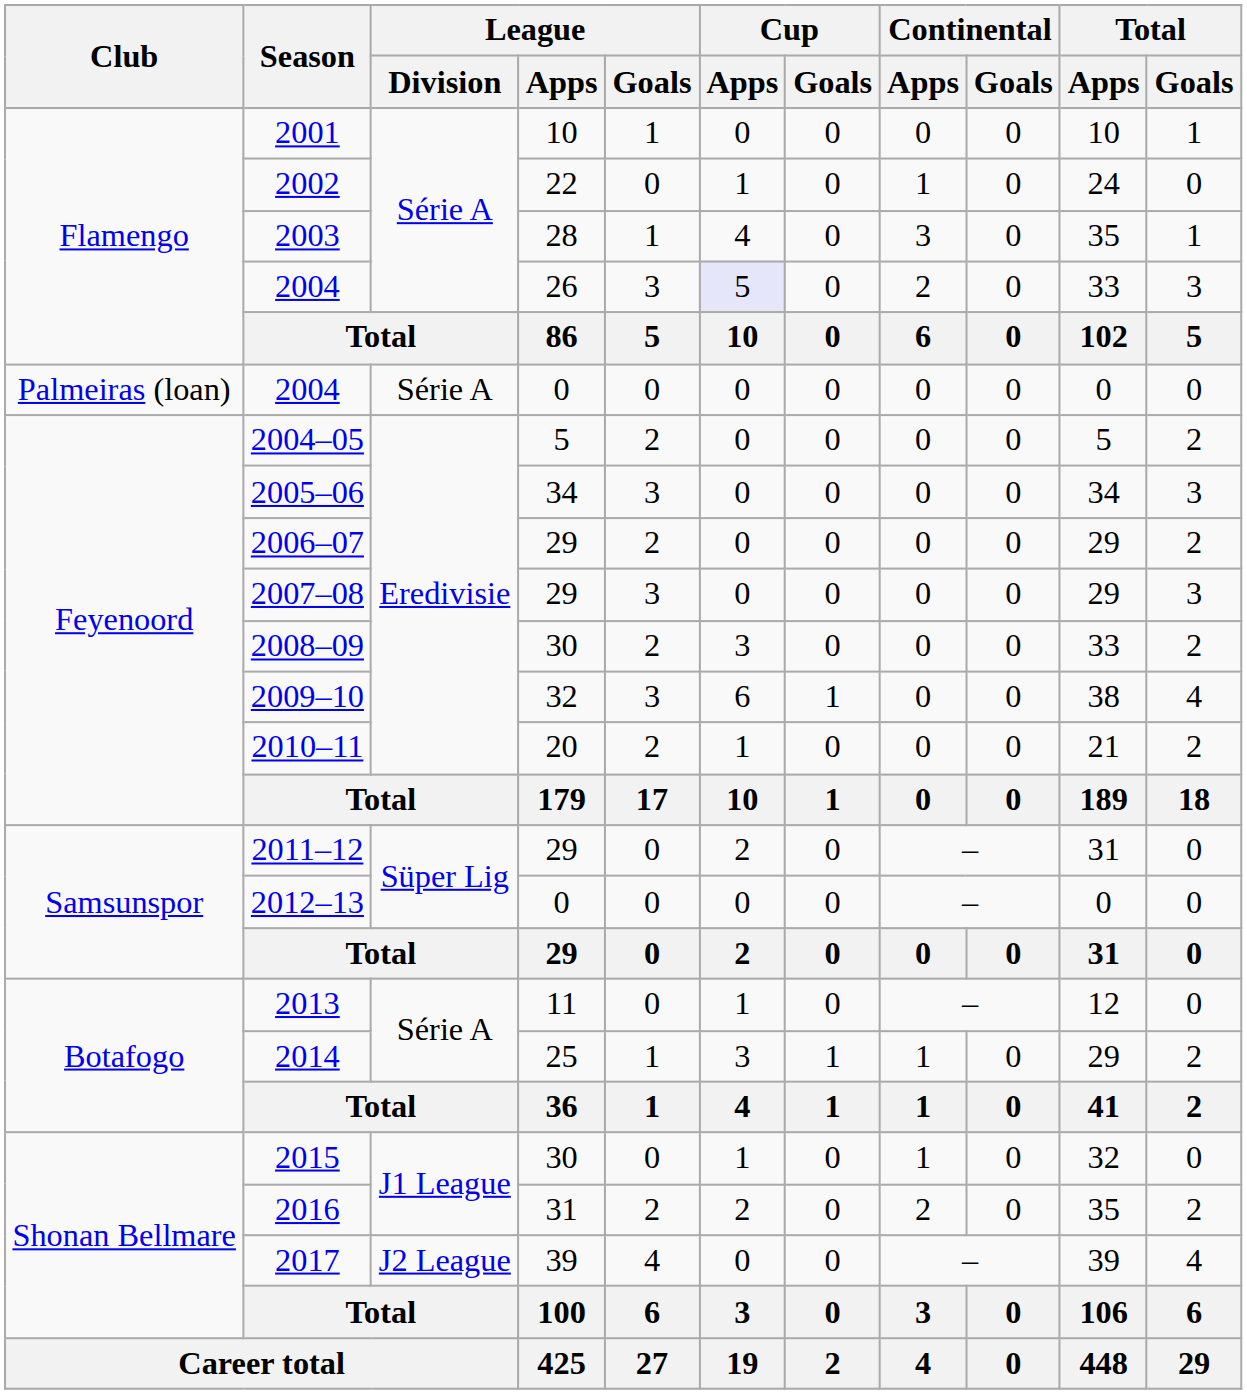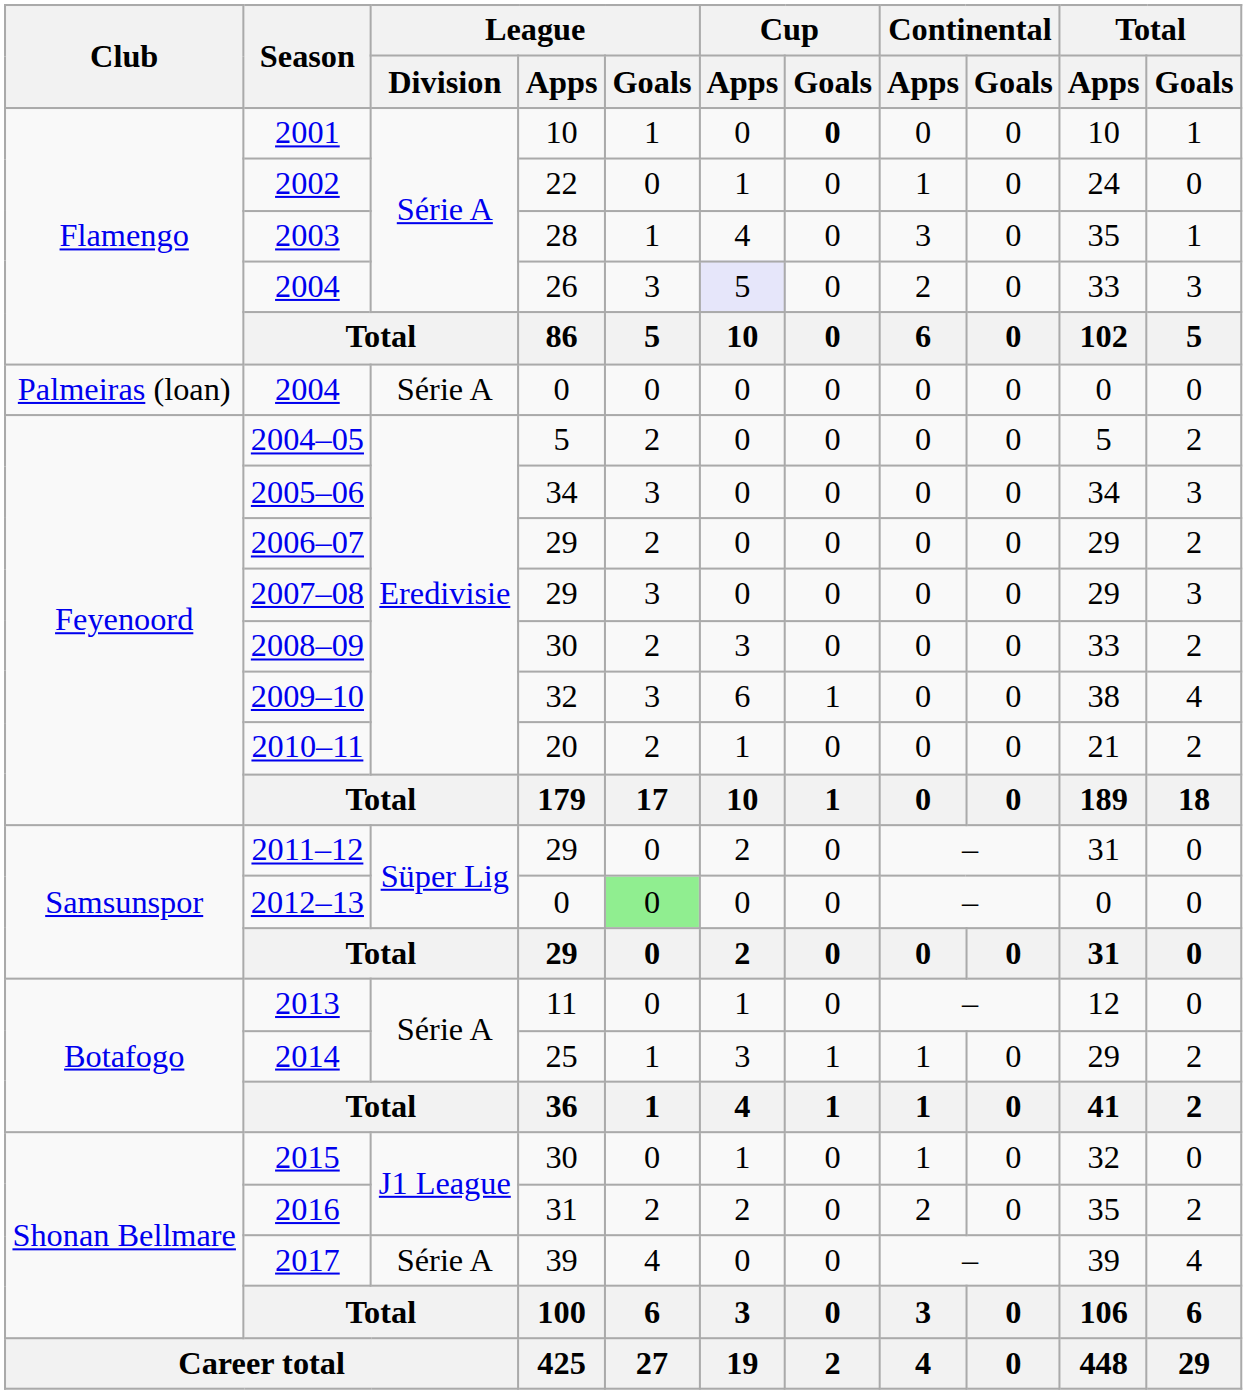(833, 132) normal -> (833, 132) bold
(652, 901) no background -> (652, 901) lightgreen background
(445, 1260) J2 League -> (445, 1260) Série A
